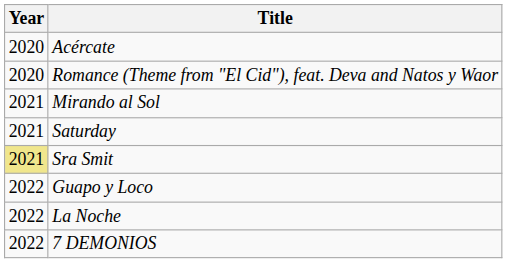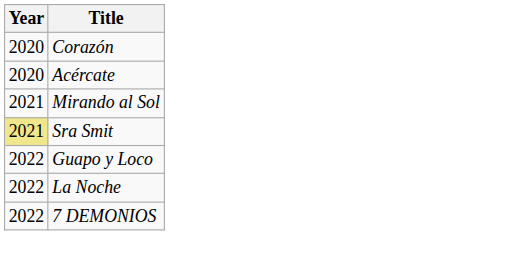+ row: (83, 46)
- row: (275, 74)
- row: (84, 131)
